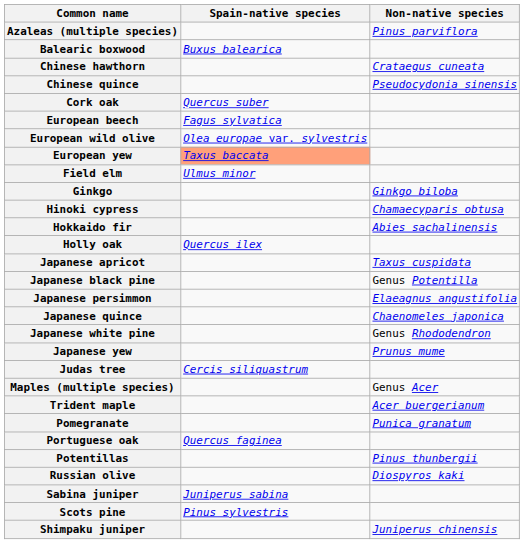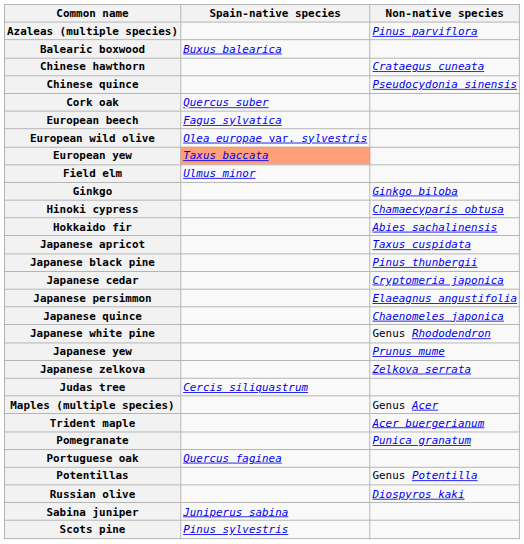- row: (92, 245)
(425, 280) Genus Potentilla -> (425, 262) Pinus thunbergii
+ row: (92, 280)
+ row: (92, 369)
(425, 458) Pinus thunbergii -> (425, 476) Genus Potentilla
- row: (92, 529)
